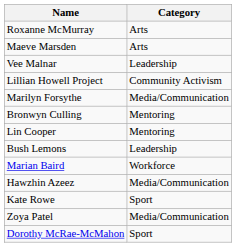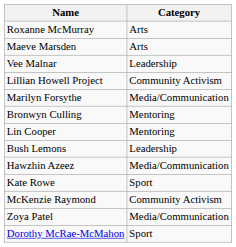- row: (36, 166)
+ row: (51, 200)
